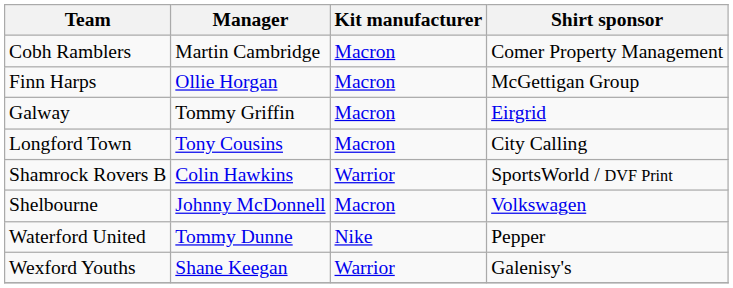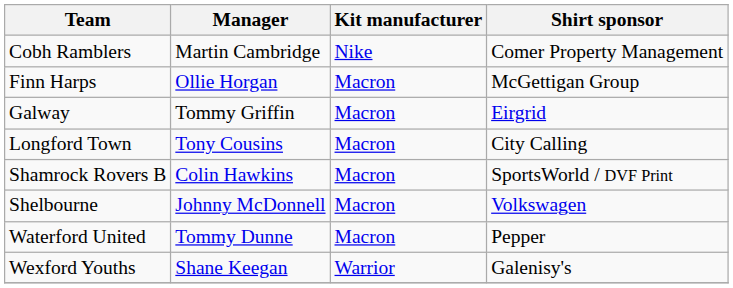(365, 50) Macron -> (354, 50) Nike
(365, 174) Warrior -> (365, 174) Macron
(354, 236) Nike -> (365, 236) Macron
